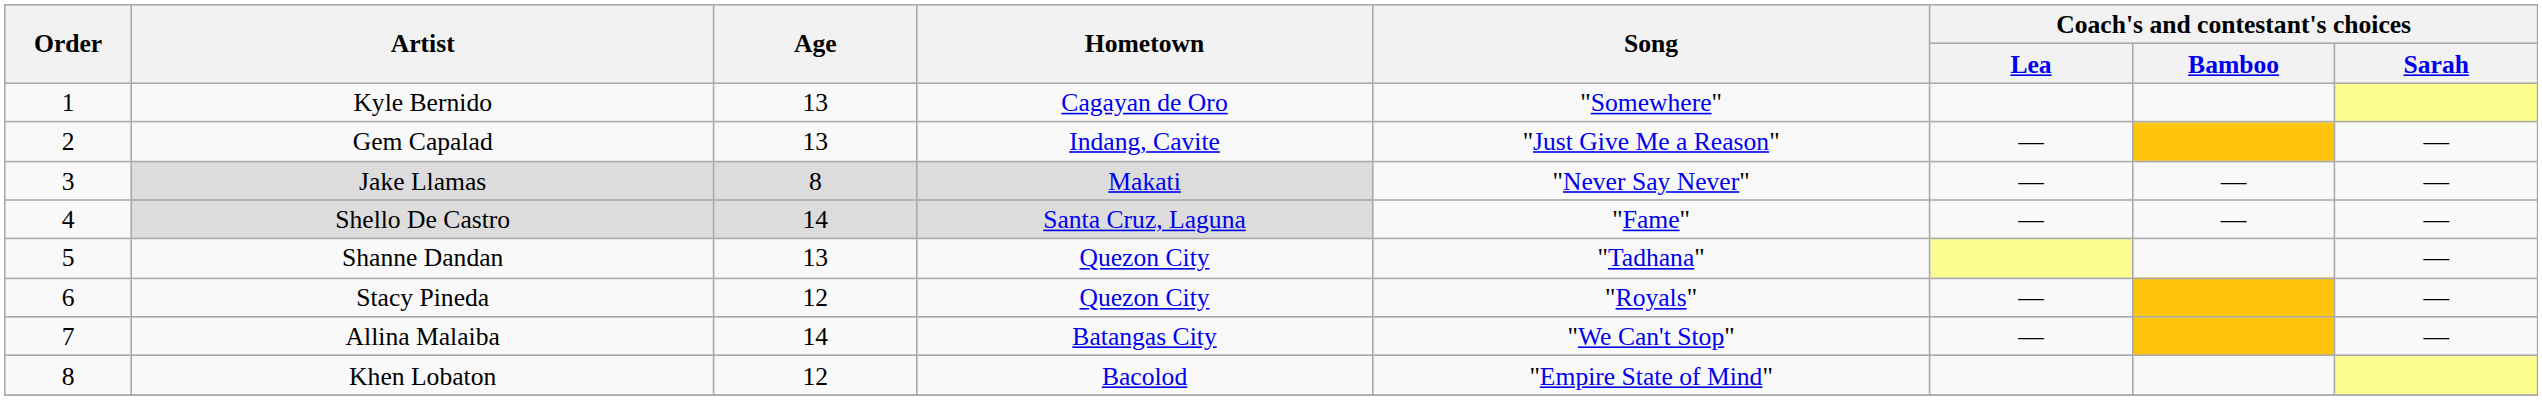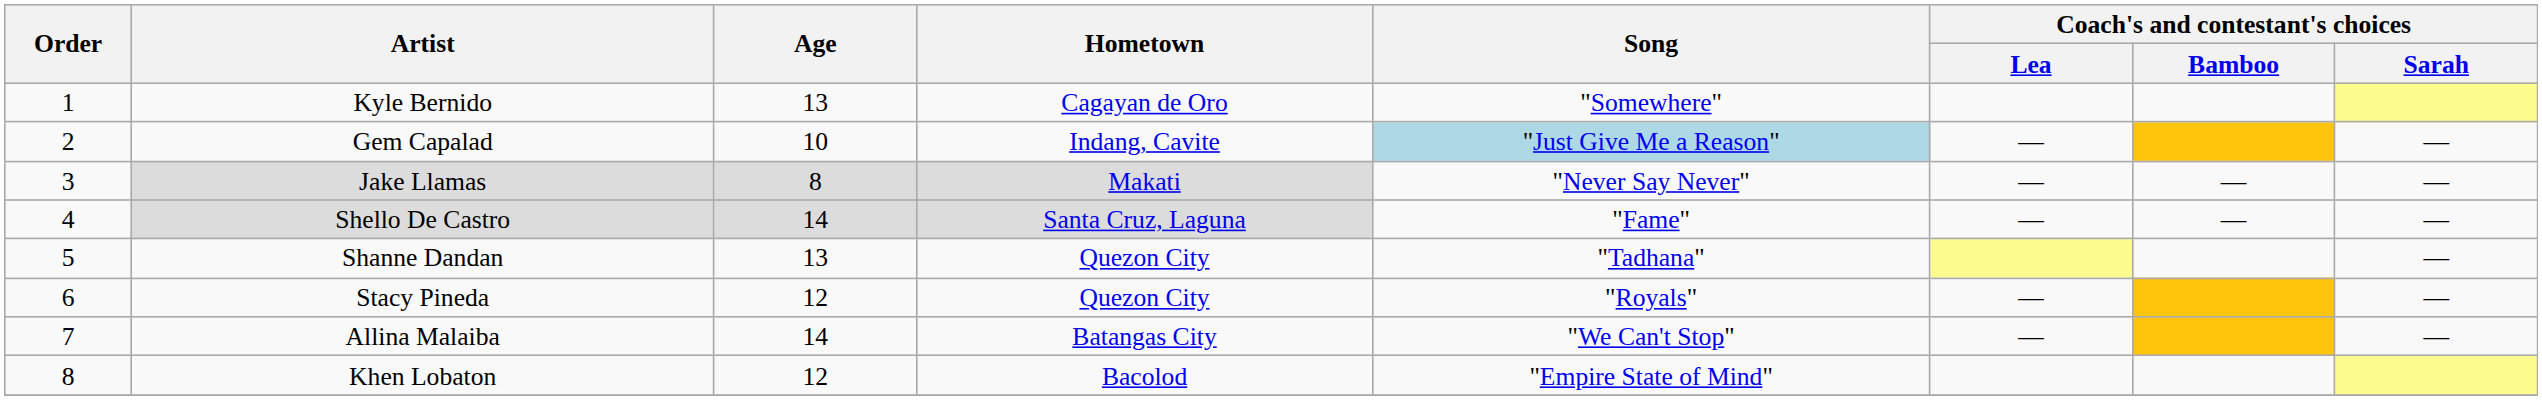(815, 141) 13 -> (815, 141) 10
(1651, 141) no background -> (1651, 141) lightblue background
